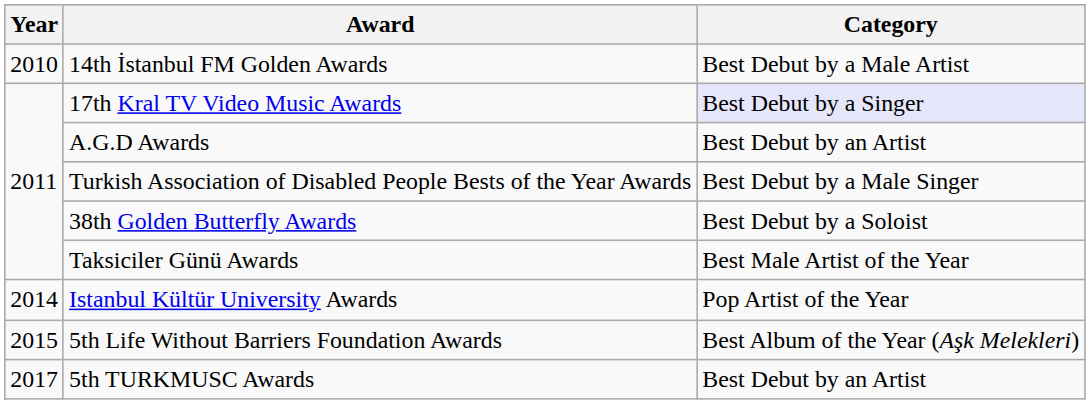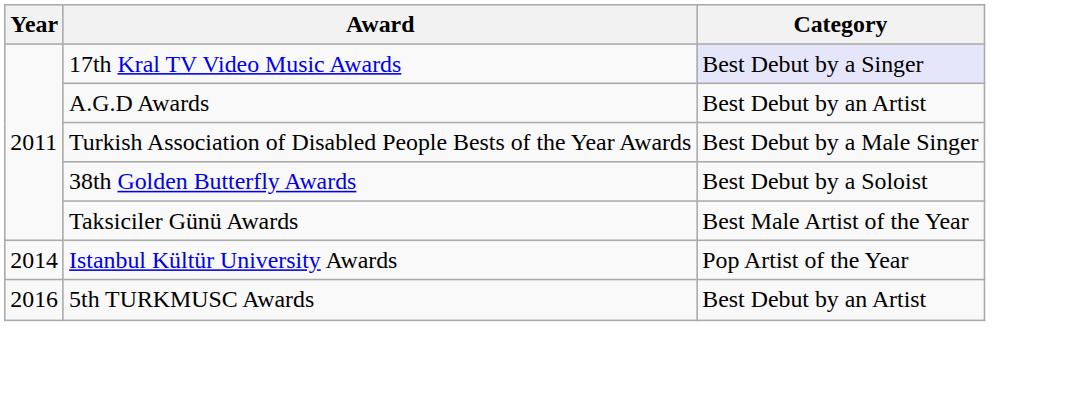- row: (228, 63)
- row: (286, 339)
(34, 378) 2017 -> (34, 299) 2016
